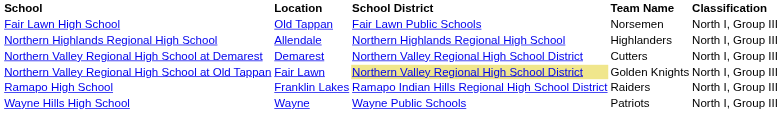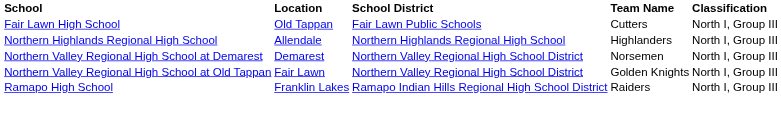(637, 24) Norsemen -> (629, 24) Cutters
(629, 56) Cutters -> (637, 56) Norsemen
(468, 72) khaki background -> (468, 72) no background
- row: (67, 103)
